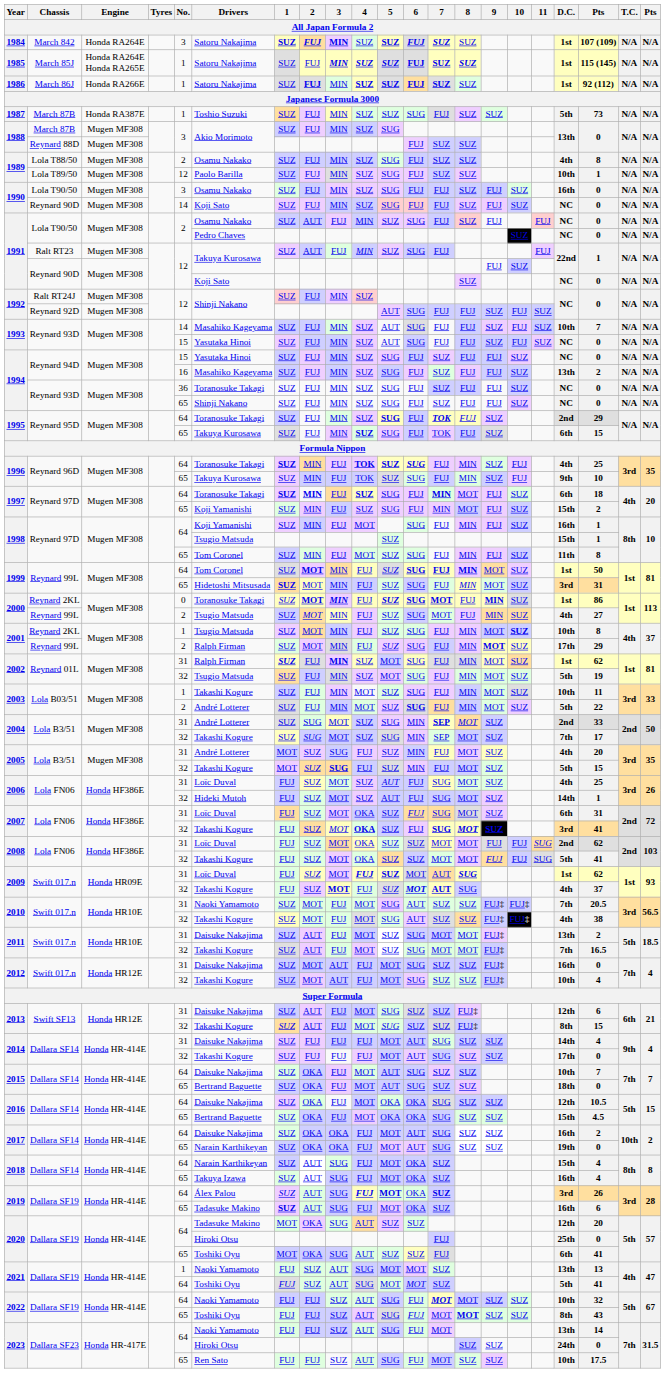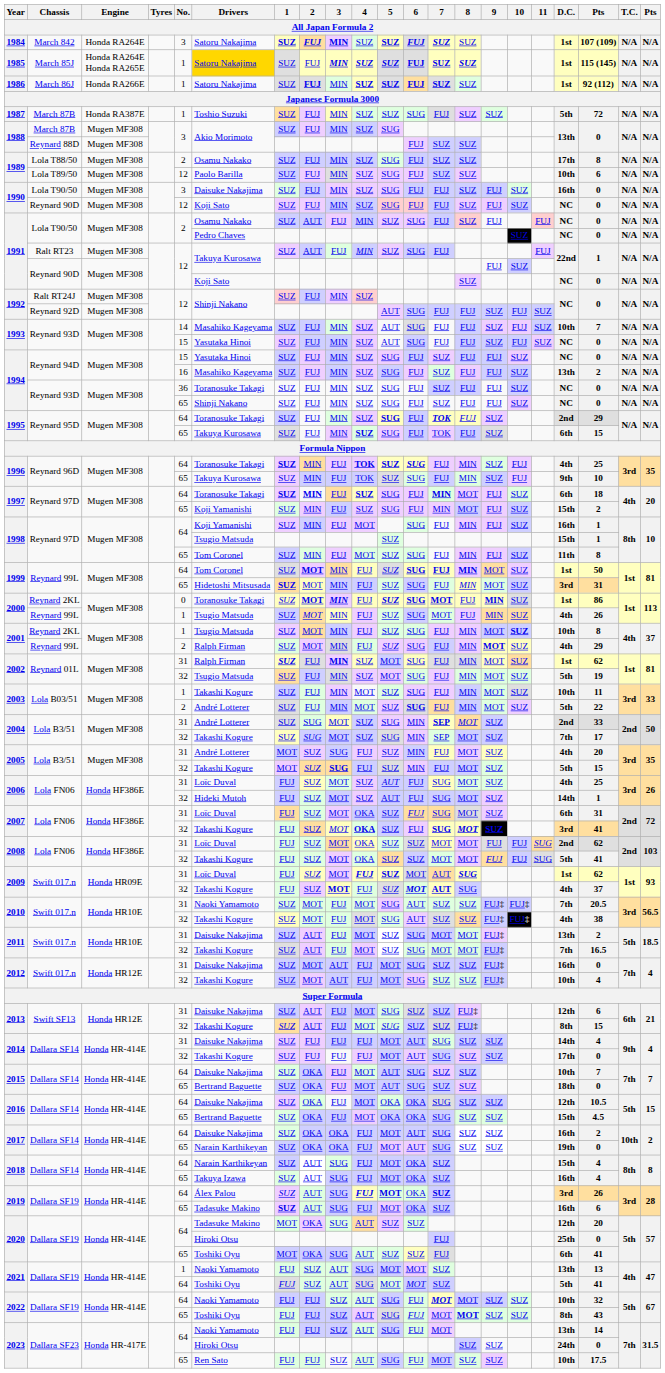(225, 63) no background -> (225, 63) gold background
(598, 114) 73 -> (598, 114) 72
(566, 160) 4th -> (566, 160) 17th
(598, 175) 1 -> (598, 175) 6
(223, 190) Osamu Nakako -> (228, 190) Daisuke Nakajima
(183, 205) 14 -> (183, 205) 12
(183, 616) 2 -> (183, 616) 1
(598, 616) 27 -> (598, 616) 26
(566, 646) 17th -> (566, 646) 4th
